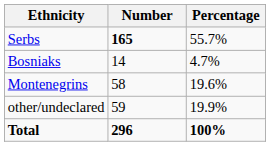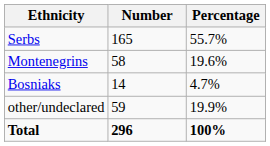(122, 38) bold -> (122, 38) normal
rows swapped: (48, 84) <-> (34, 61)
